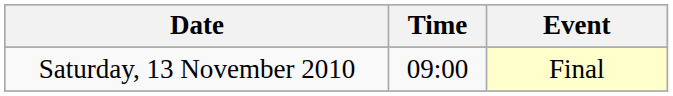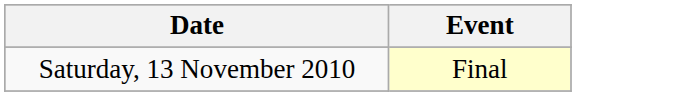- column: (438, 25)
